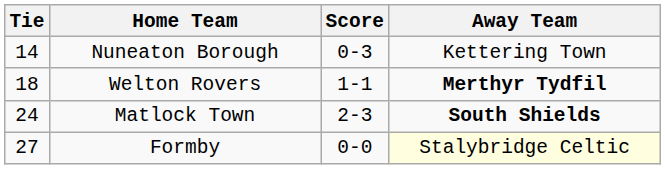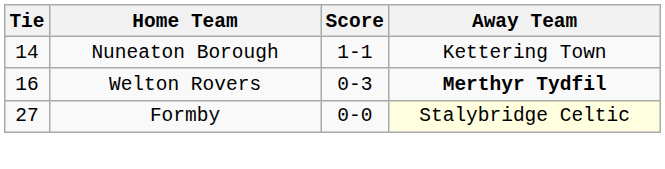(355, 52) 0-3 -> (355, 52) 1-1
(27, 84) 18 -> (27, 84) 16
(355, 84) 1-1 -> (355, 84) 0-3
- row: (185, 116)
